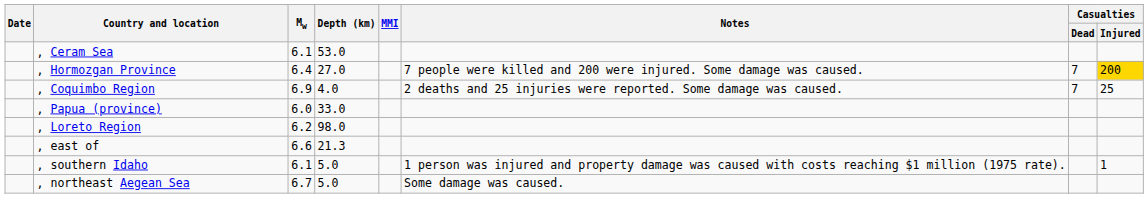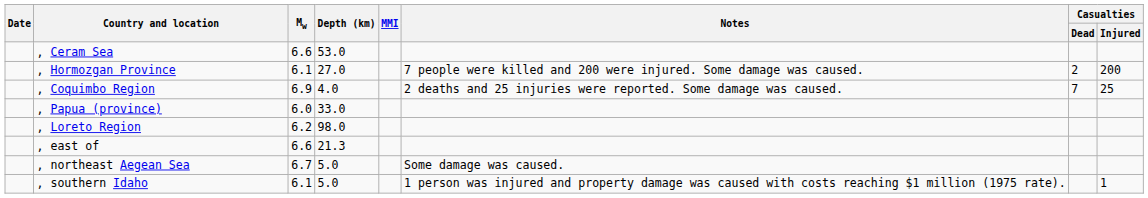(302, 52) 6.1 -> (302, 52) 6.6
(302, 70) 6.4 -> (302, 70) 6.1
(1075, 70) 7 -> (1075, 70) 2
(1110, 70) gold background -> (1110, 70) no background
rows swapped: (113, 184) <-> (92, 165)
